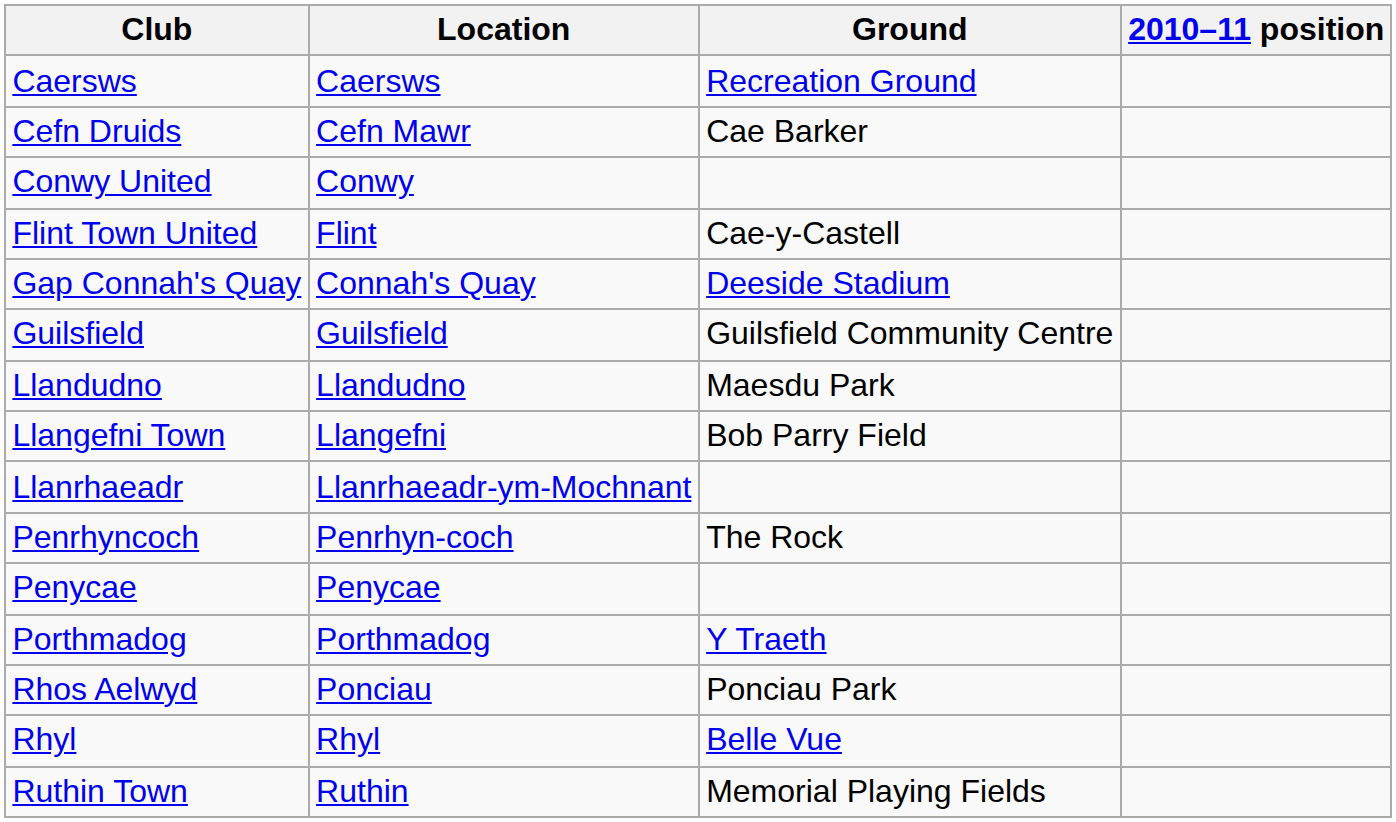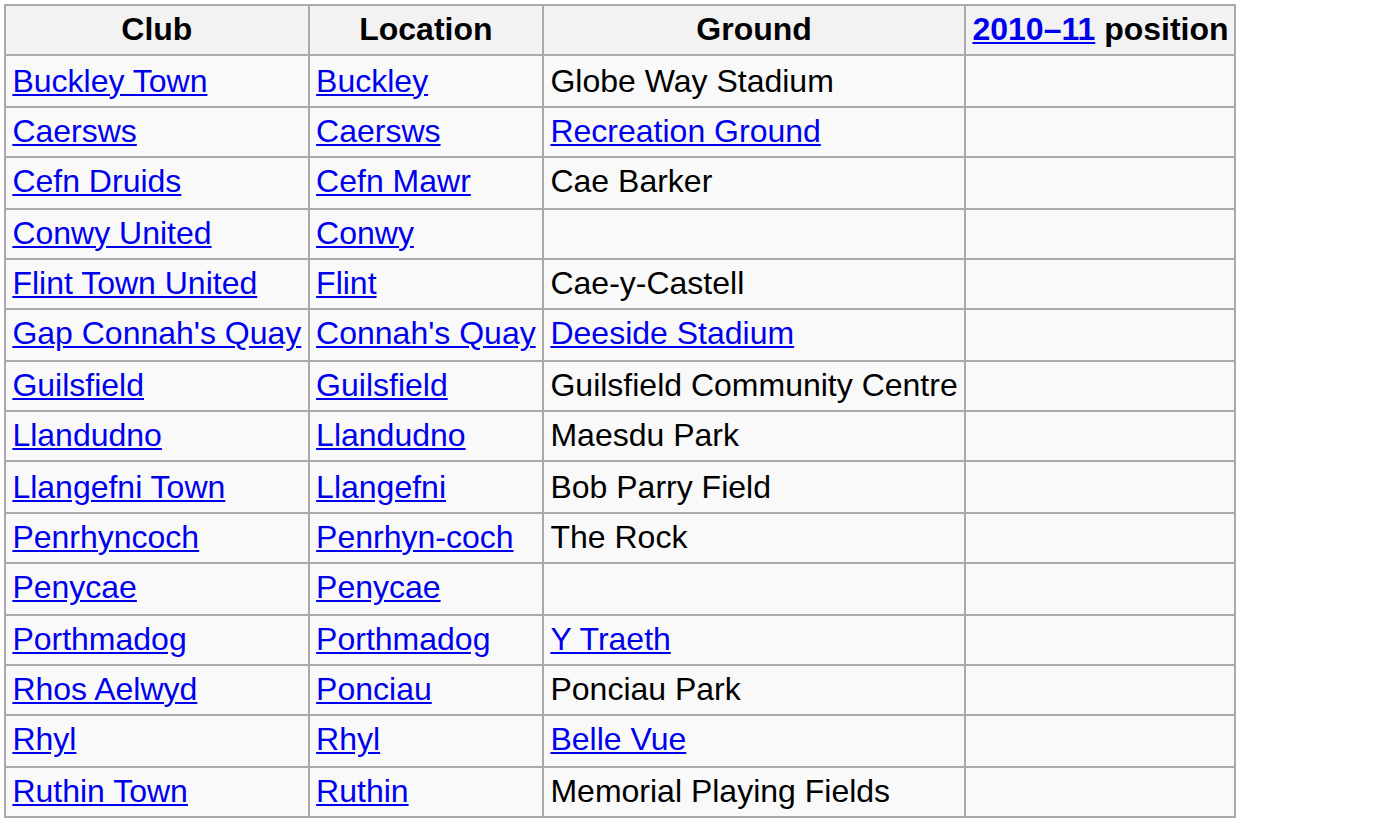+ row: (110, 80)
- row: (98, 486)
